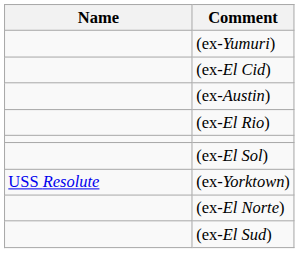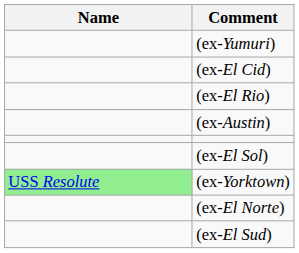rows swapped: (233, 122) <-> (233, 95)
(54, 181) no background -> (54, 181) lightgreen background
